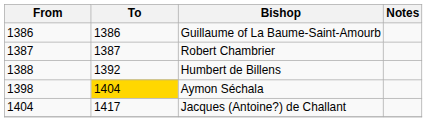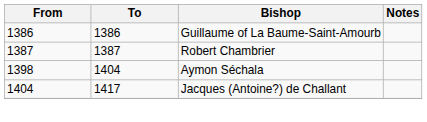- row: (231, 70)
(107, 88) gold background -> (107, 70) no background
